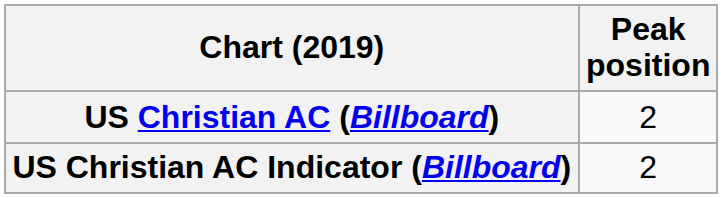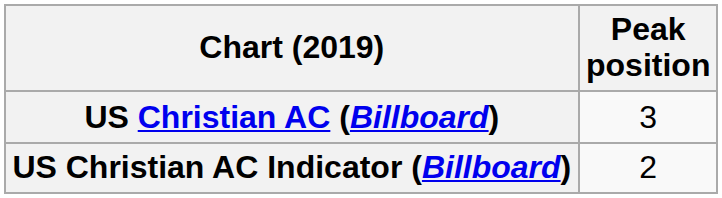(648, 116) 2 -> (648, 116) 3
